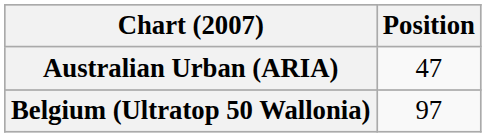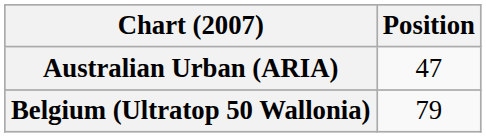(429, 110) 97 -> (429, 110) 79
